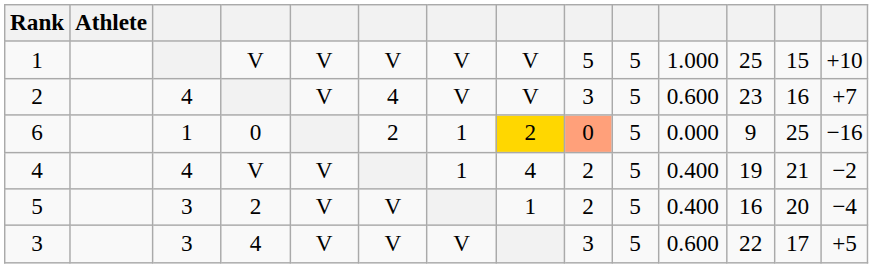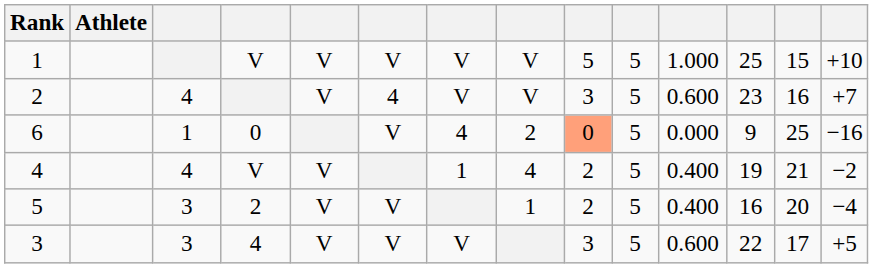(393, 133) 2 -> (393, 133) V
(462, 133) 1 -> (462, 133) 4
(530, 133) gold background -> (530, 133) no background
